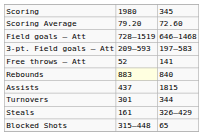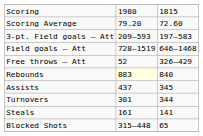(166, 11) 345 -> (169, 11) 1815
rows swapped: (46, 36) <-> (60, 49)
(166, 62) 141 -> (176, 62) 326–429
(169, 87) 1815 -> (166, 87) 345
(176, 112) 326–429 -> (166, 112) 141
